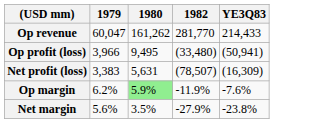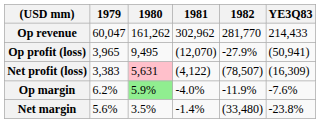+ column: (196, 14)
(106, 52) 3,966 -> (106, 52) 3,965
(196, 52) (33,480) -> (240, 52) -27.9%
(144, 71) no background -> (144, 71) pink background
(193, 109) -27.9% -> (243, 109) (33,480)
